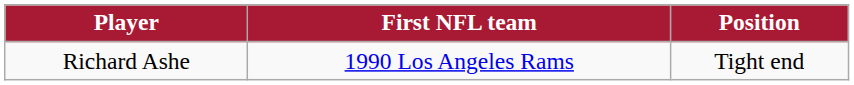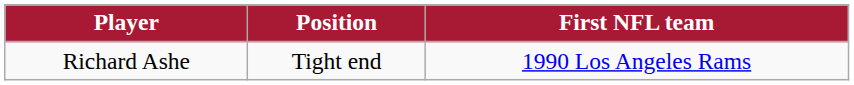columns swapped: (759, 23) <-> (459, 23)
